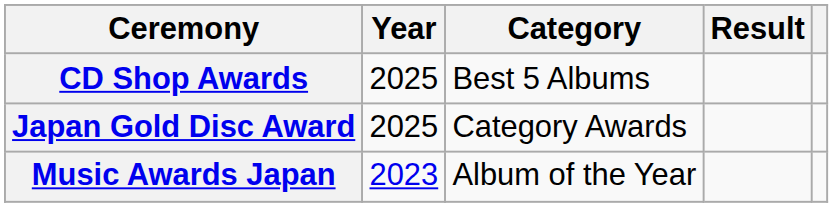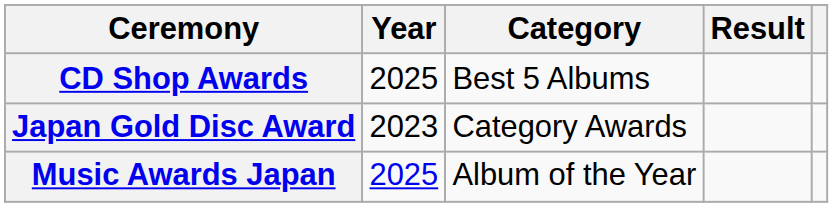(404, 126) 2025 -> (404, 126) 2023
(404, 175) 2023 -> (404, 175) 2025
